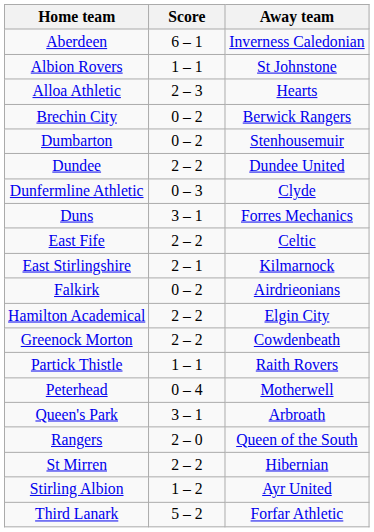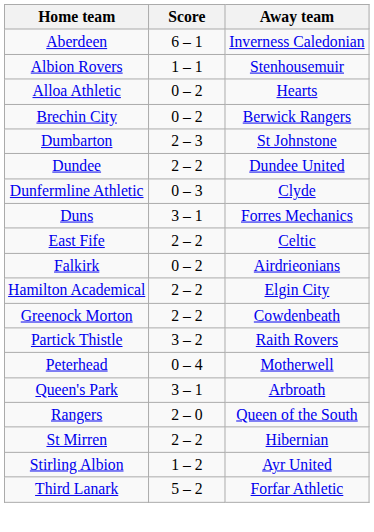(297, 66) St Johnstone -> (297, 66) Stenhousemuir
(187, 91) 2 – 3 -> (187, 91) 0 – 2
(187, 141) 0 – 2 -> (187, 141) 2 – 3
(297, 141) Stenhousemuir -> (297, 141) St Johnstone
- row: (77, 265)
(187, 365) 1 – 1 -> (187, 340) 3 – 2
